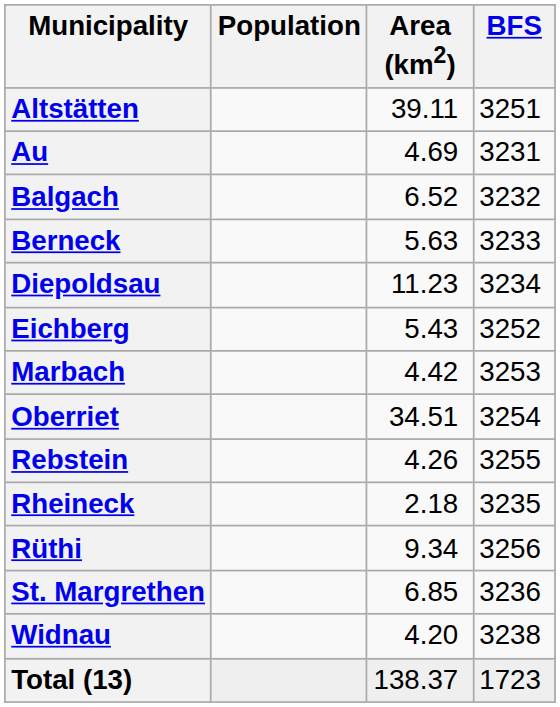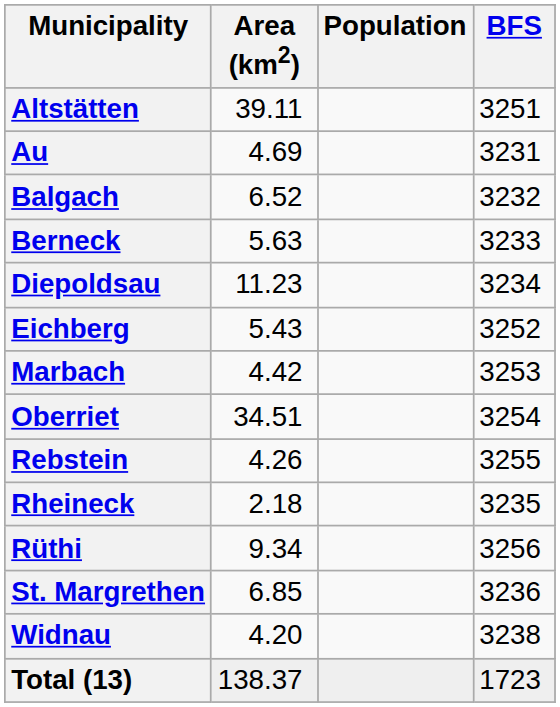columns swapped: (289, 26) <-> (420, 45)
